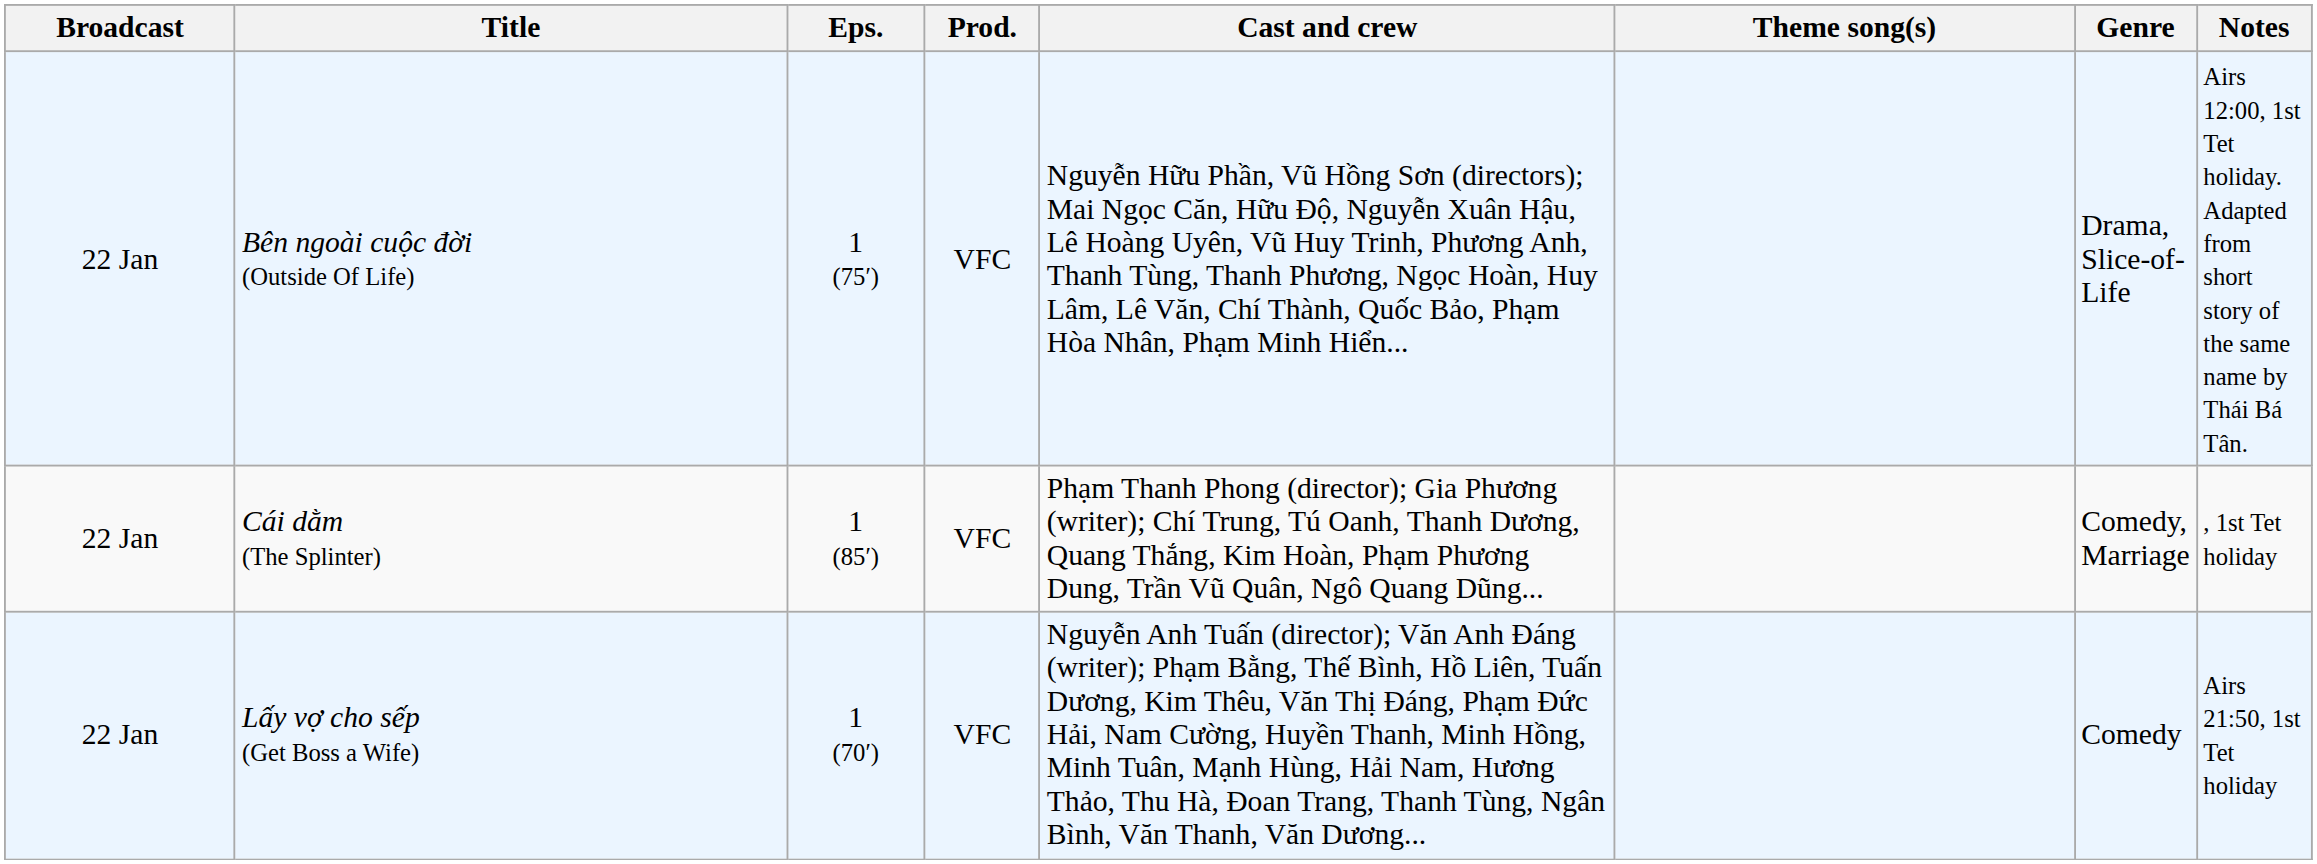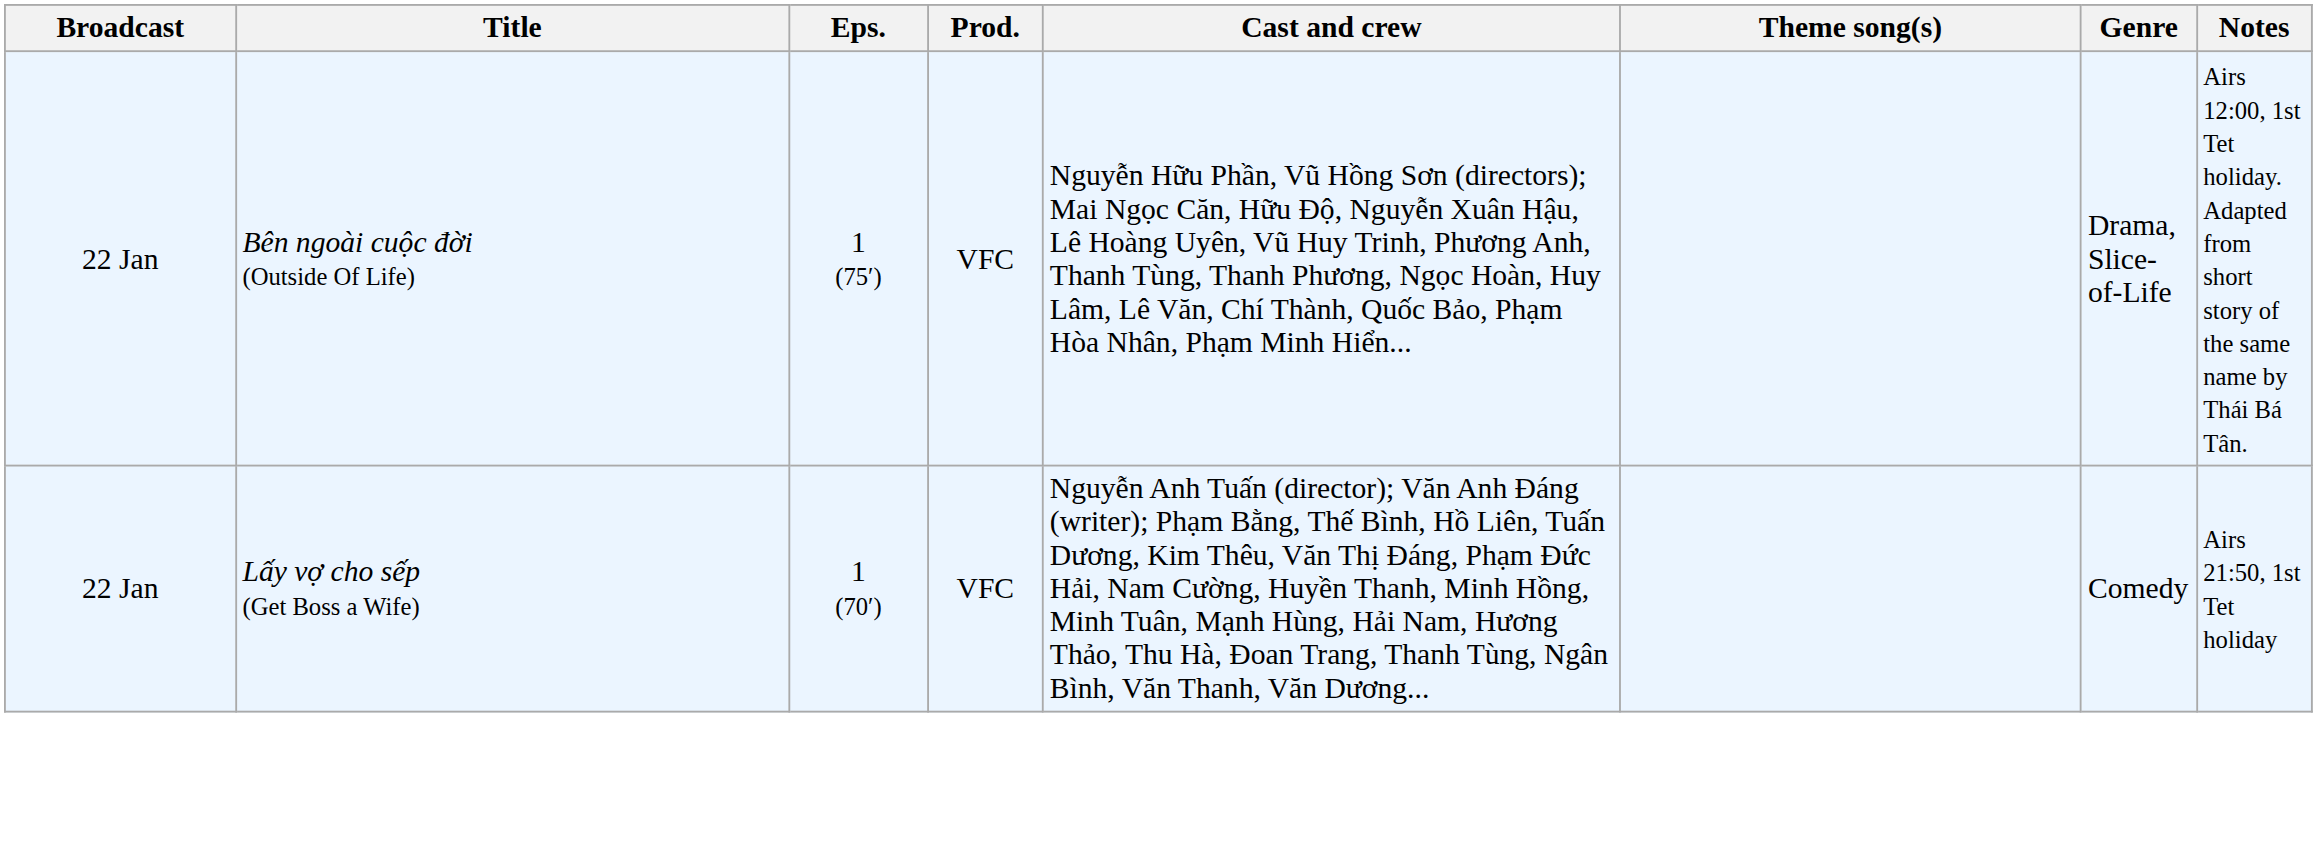- row: (311, 538)
